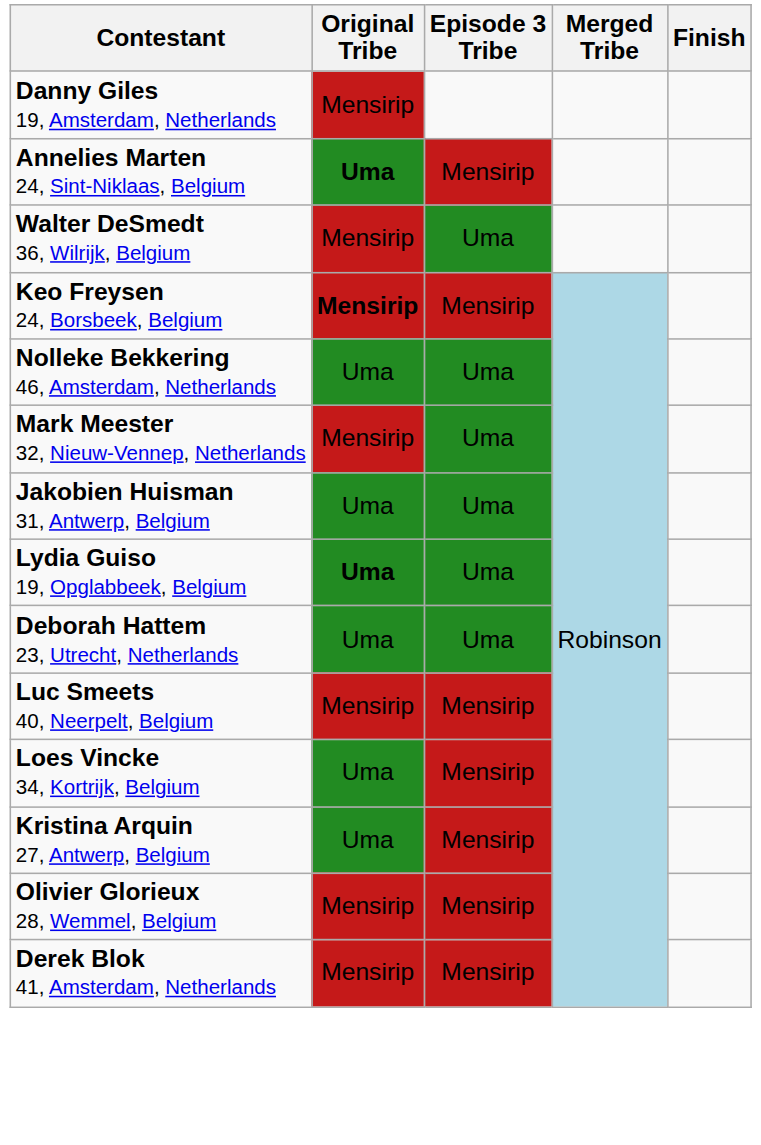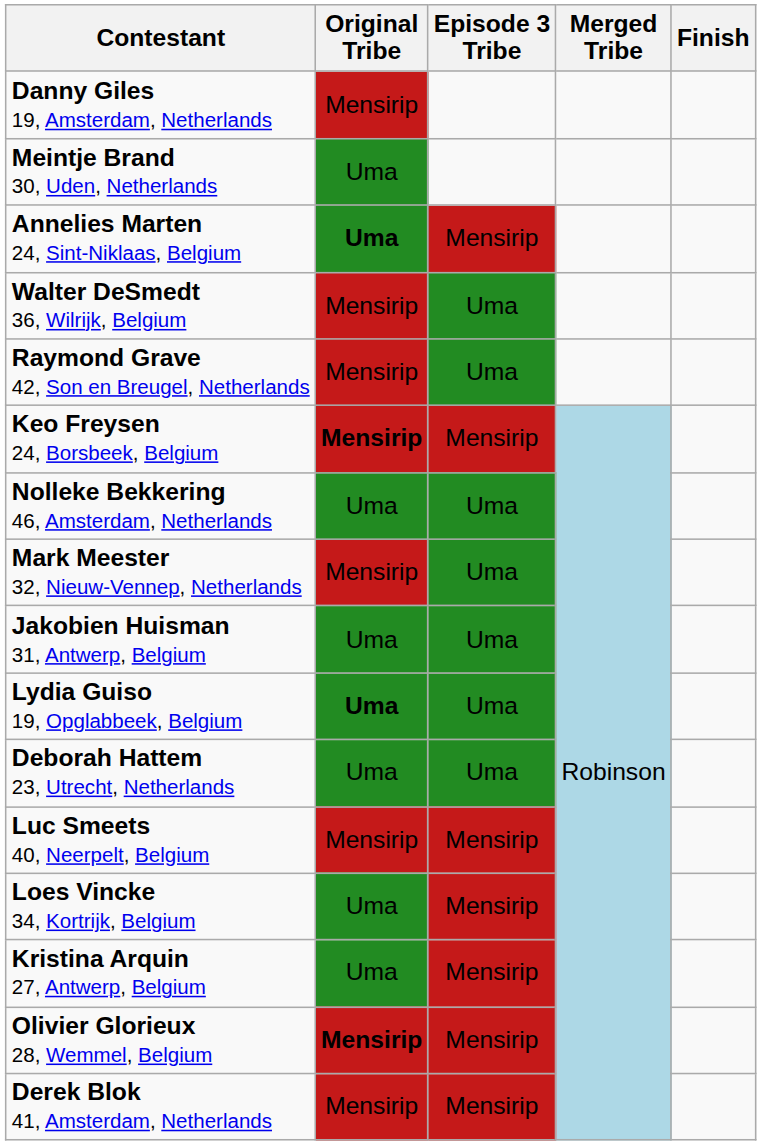+ row: (115, 171)
+ row: (161, 371)
(368, 906) normal -> (372, 1039) bold
